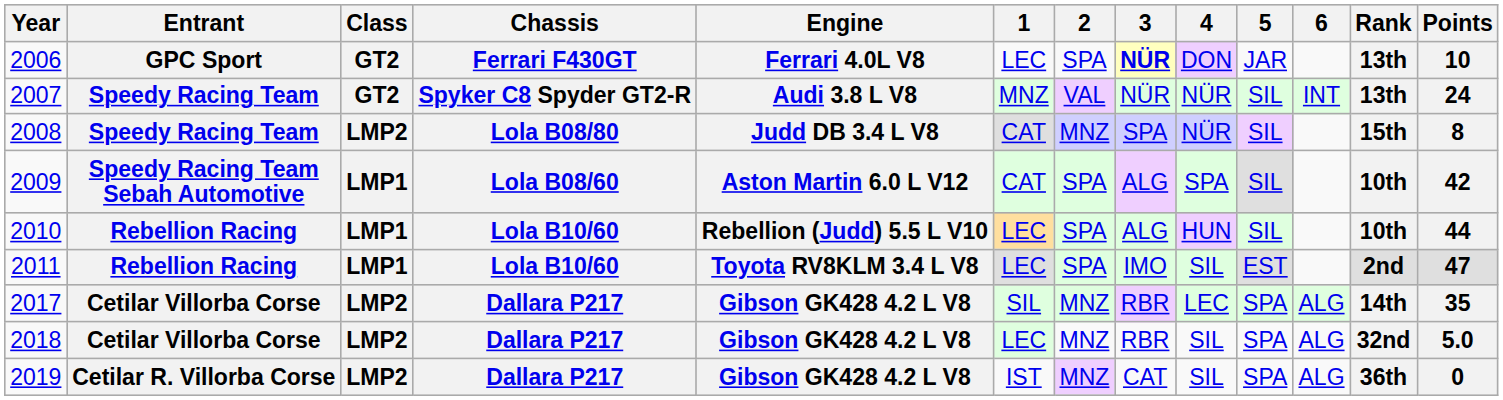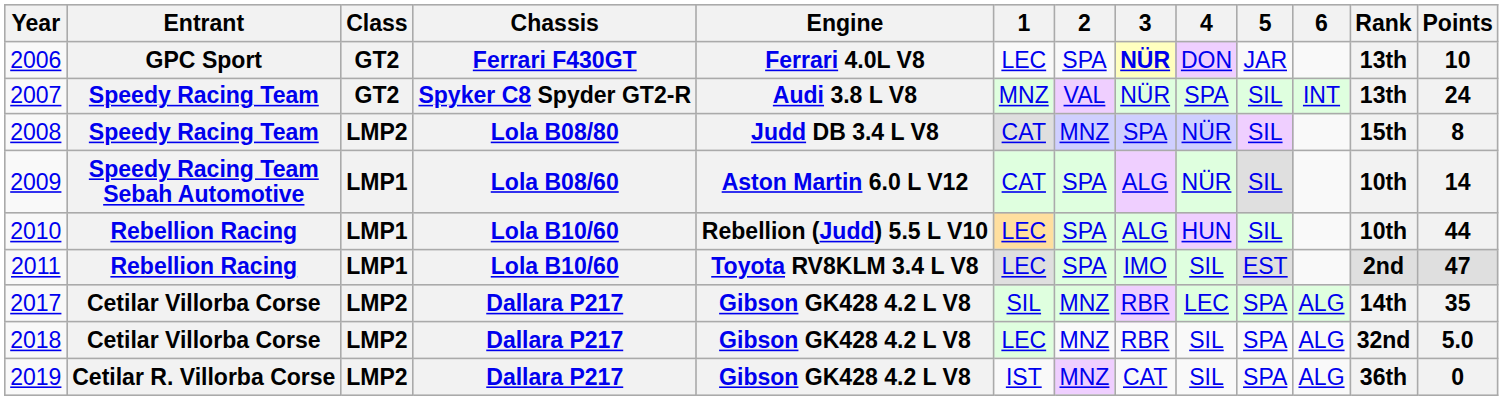(1206, 96) NÜR -> (1206, 96) SPA
(1206, 182) SPA -> (1206, 182) NÜR
(1458, 182) 42 -> (1458, 182) 14
